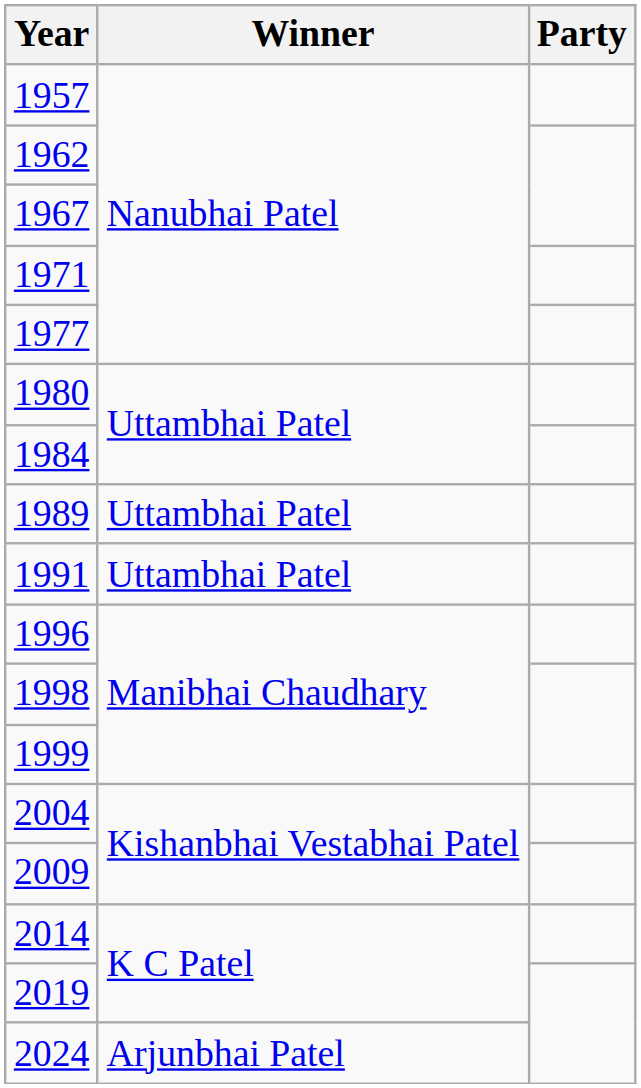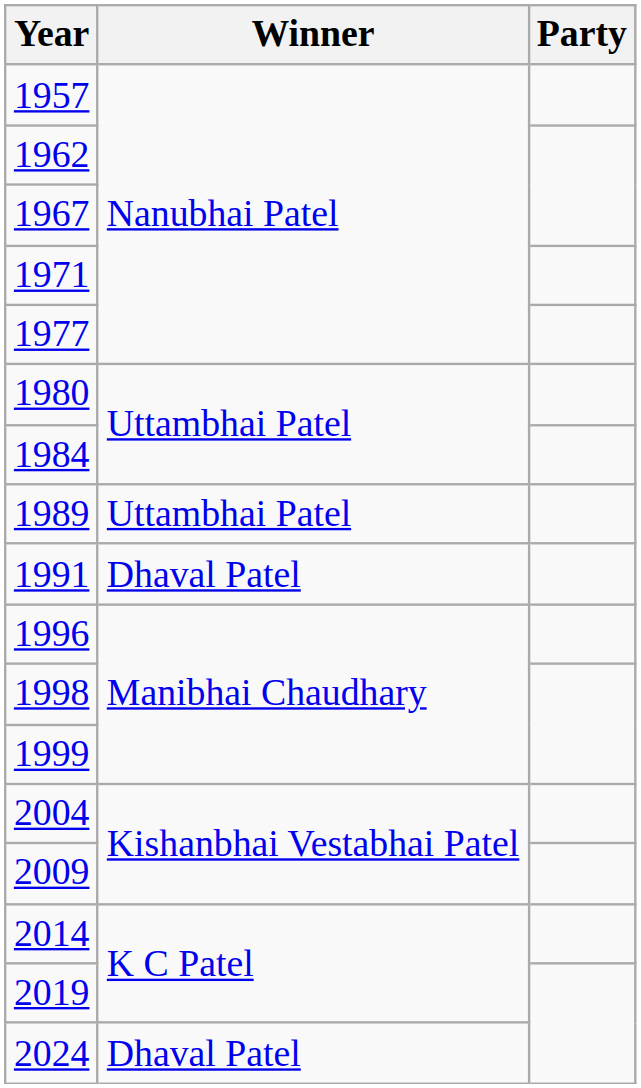(229, 573) Uttambhai Patel -> (204, 573) Dhaval Patel
(226, 1052) Arjunbhai Patel -> (204, 1052) Dhaval Patel
